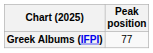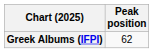(127, 39) 77 -> (127, 39) 62
